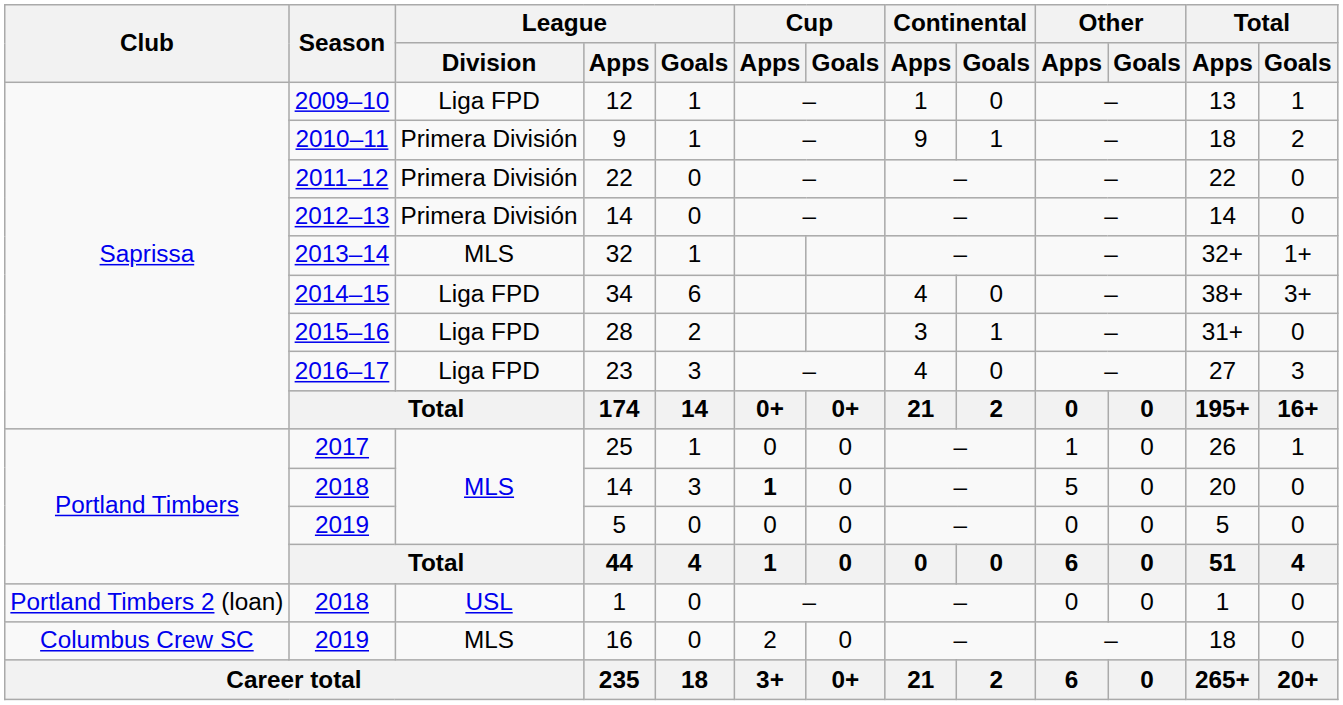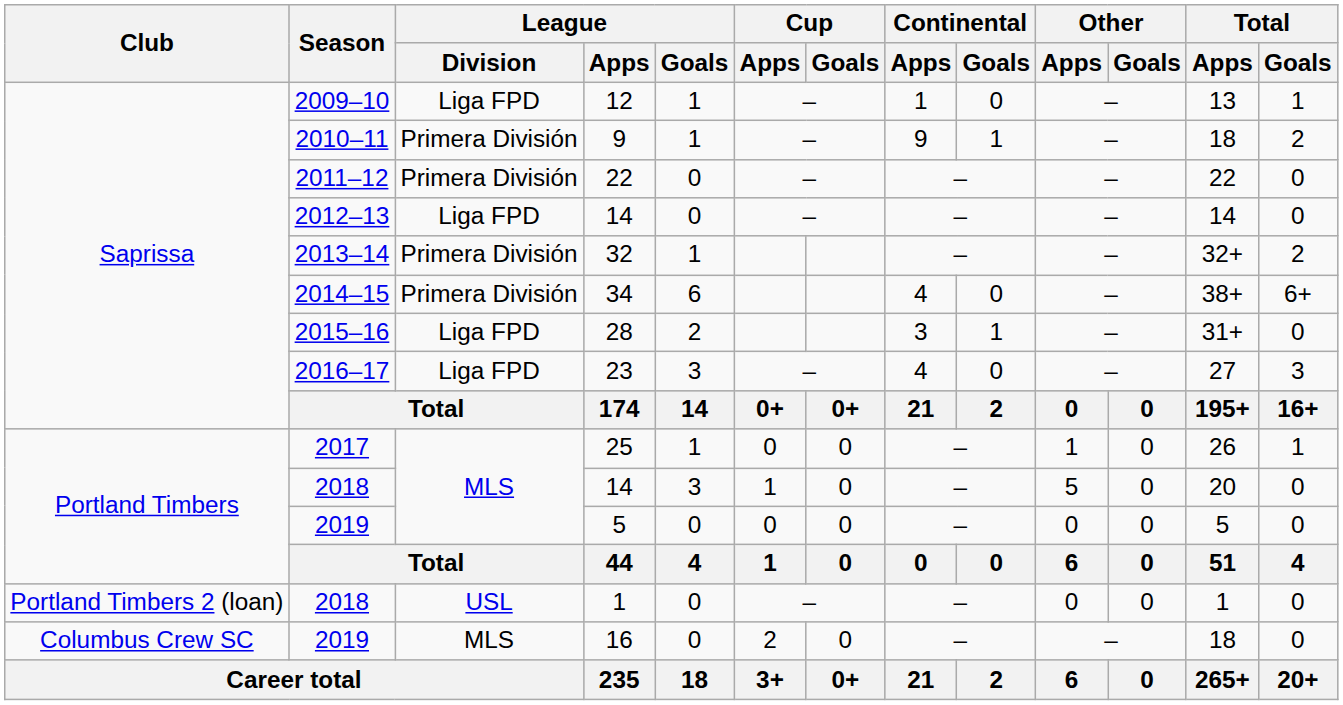(489, 216) Primera División -> (489, 216) Liga FPD
(489, 255) MLS -> (489, 255) Primera División
(1298, 255) 1+ -> (1298, 255) 2
(489, 293) Liga FPD -> (489, 293) Primera División
(1298, 293) 3+ -> (1298, 293) 6+
(770, 486) bold -> (770, 486) normal
